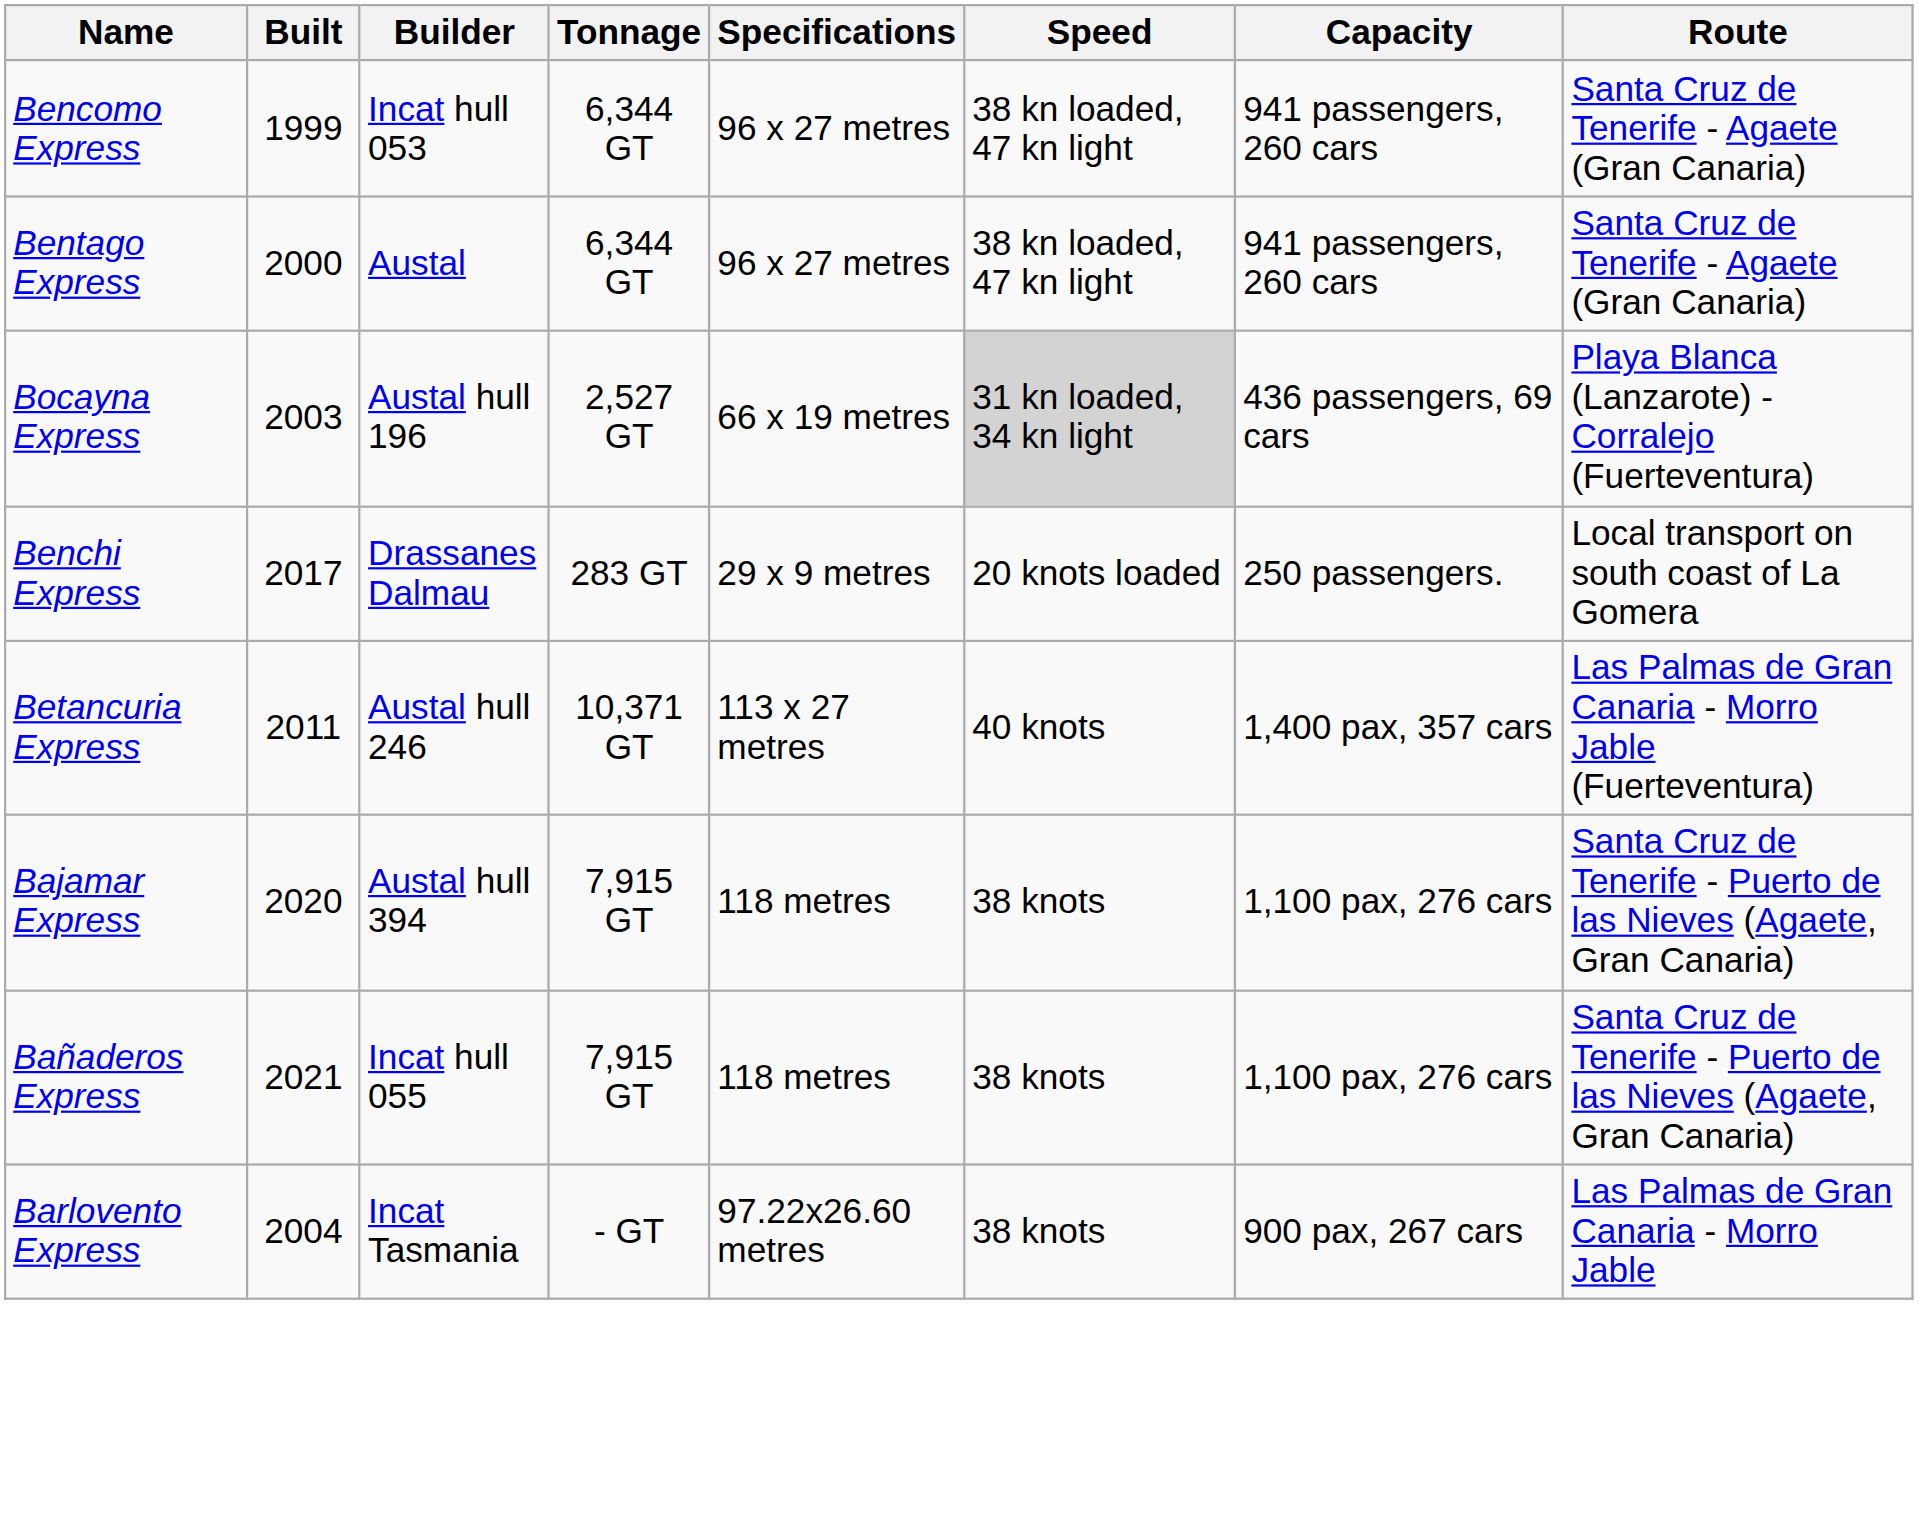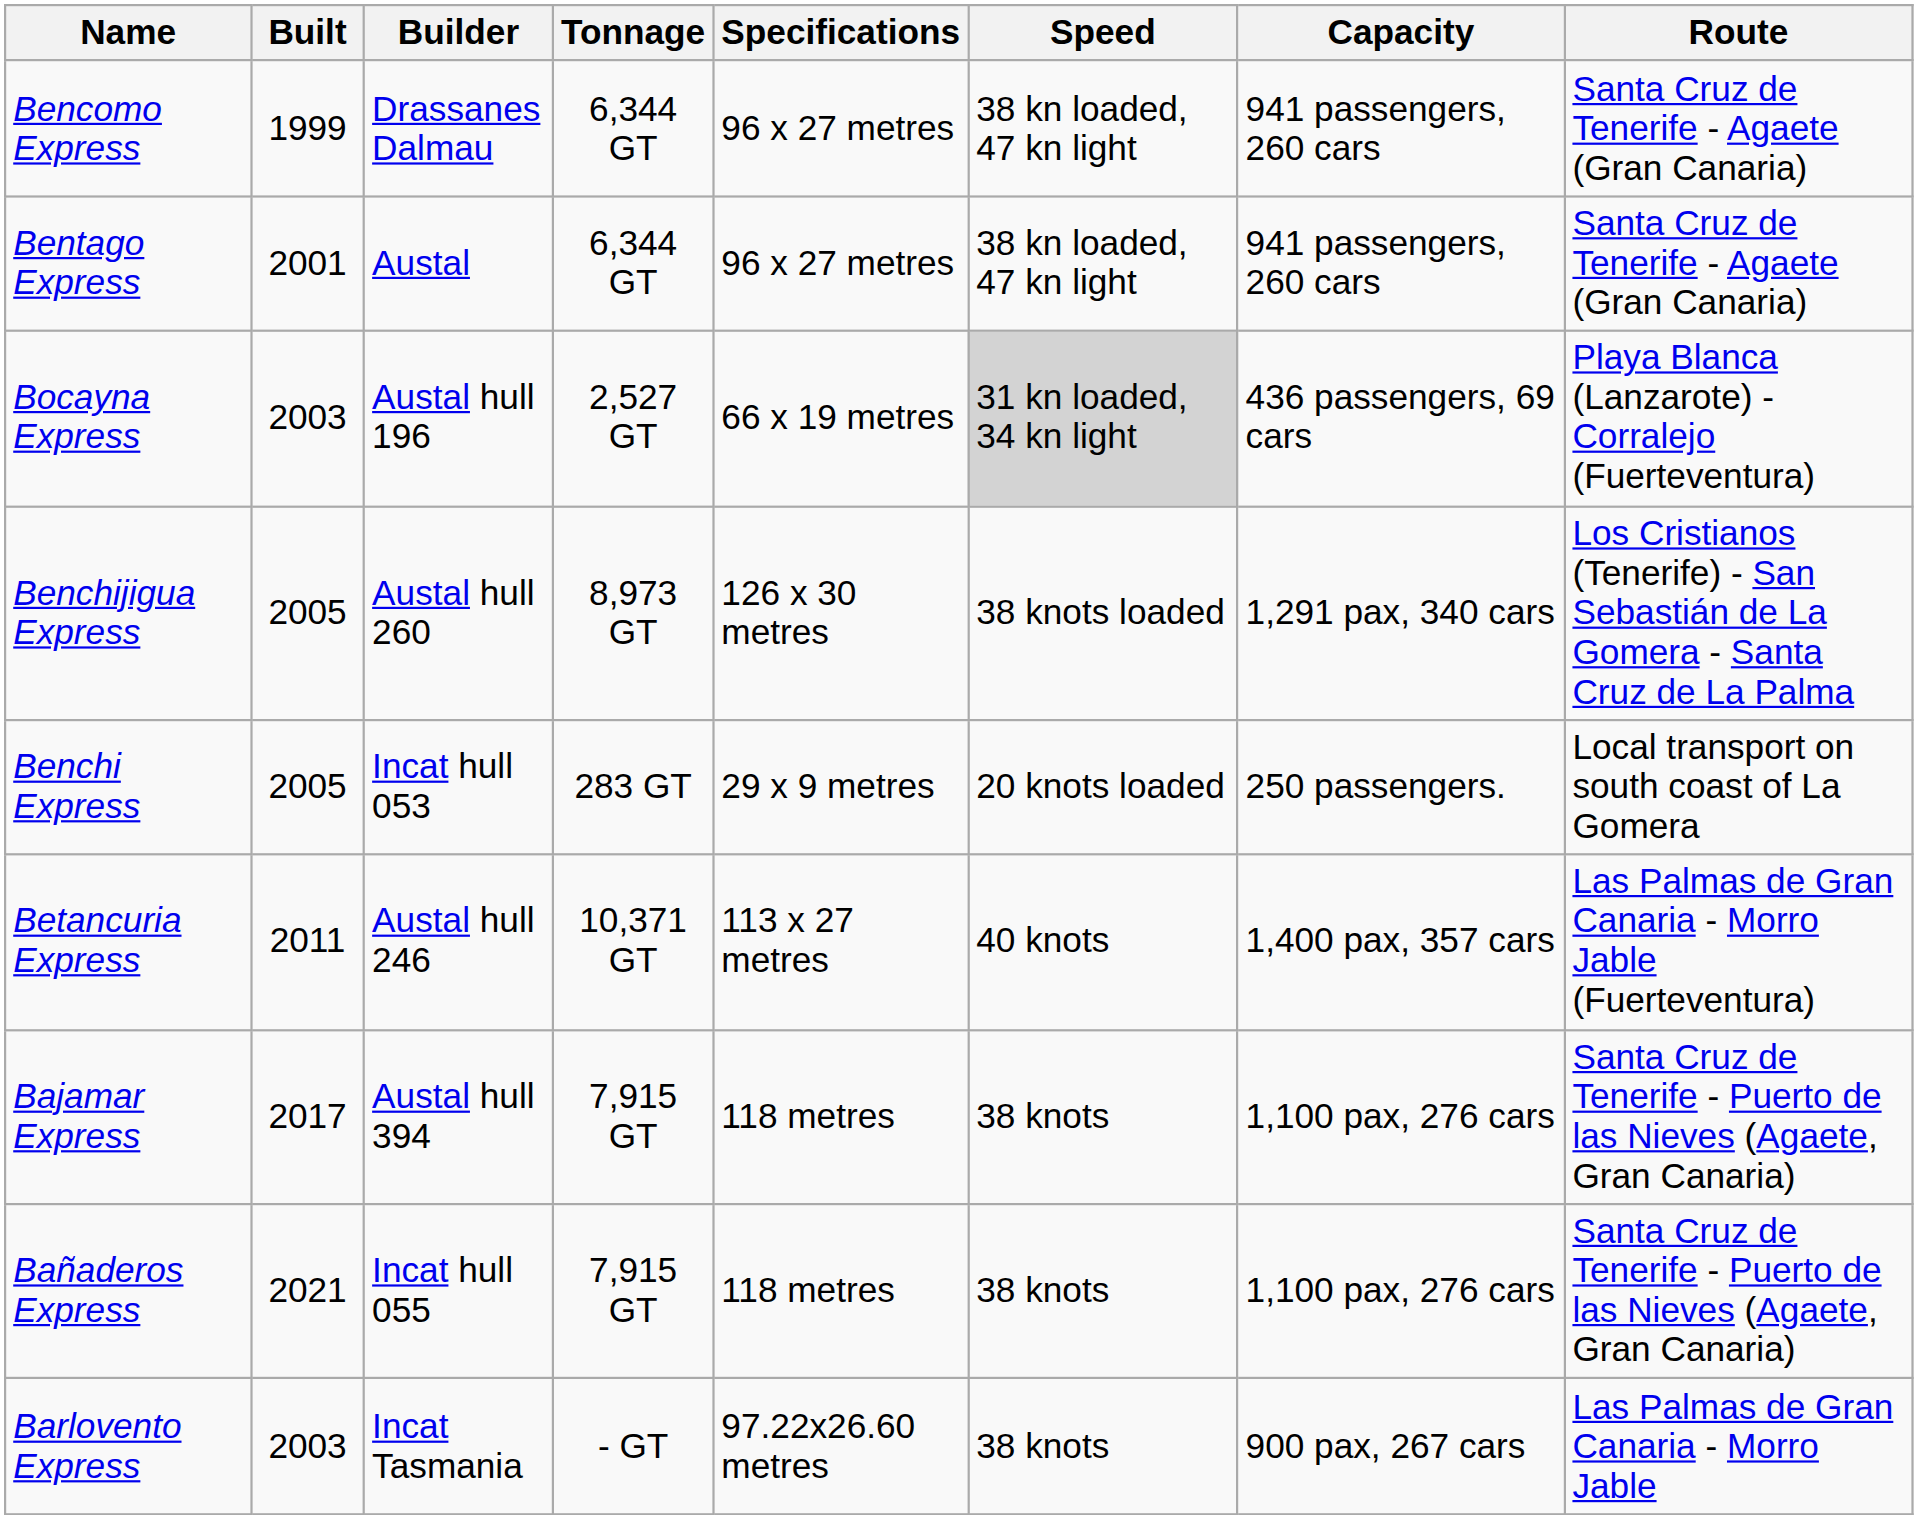(438, 127) Incat hull 053 -> (456, 127) Drassanes Dalmau
(303, 262) 2000 -> (308, 262) 2001
+ row: (104, 612)
(303, 572) 2017 -> (308, 786) 2005
(452, 572) Drassanes Dalmau -> (443, 786) Incat hull 053
(303, 901) 2020 -> (308, 1116) 2017
(303, 1231) 2004 -> (308, 1445) 2003
